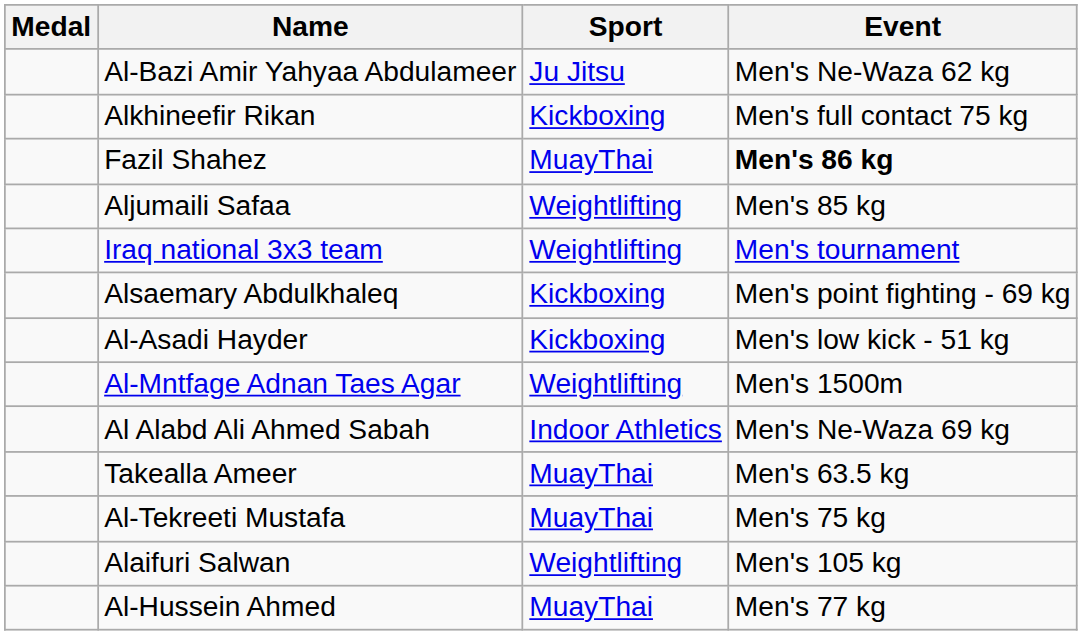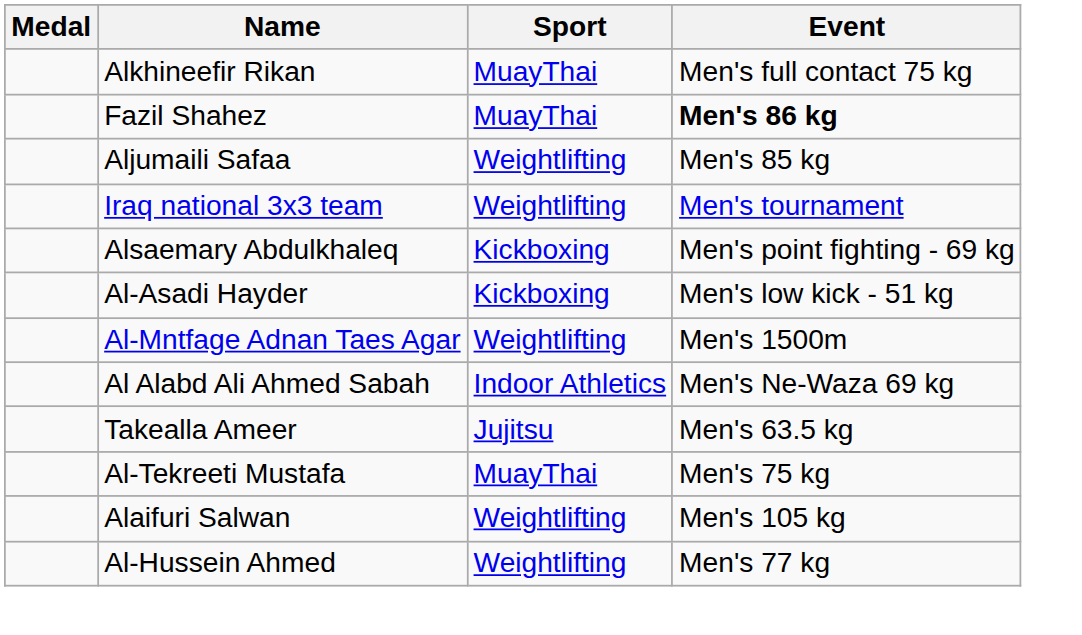- row: (310, 71)
(597, 116) Kickboxing -> (535, 71) MuayThai
(591, 473) MuayThai -> (513, 428) Jujitsu
(591, 607) MuayThai -> (550, 562) Weightlifting
